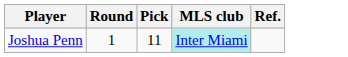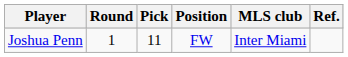+ column: (201, 16)
(212, 40) paleturquoise background -> (270, 40) no background
